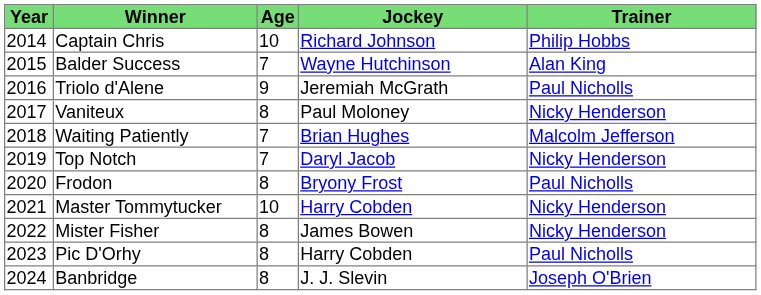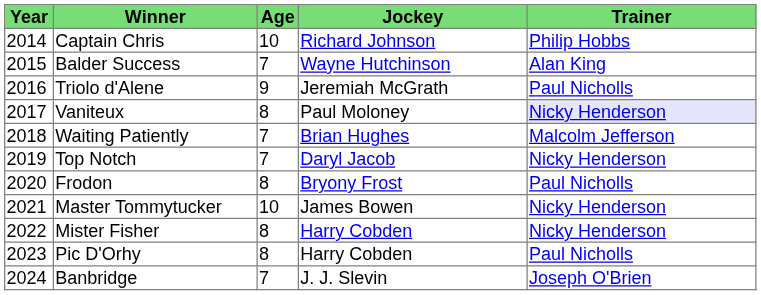(597, 112) no background -> (597, 112) lavender background
(356, 206) Harry Cobden -> (357, 206) James Bowen
(357, 230) James Bowen -> (356, 230) Harry Cobden
(264, 278) 8 -> (264, 278) 7
